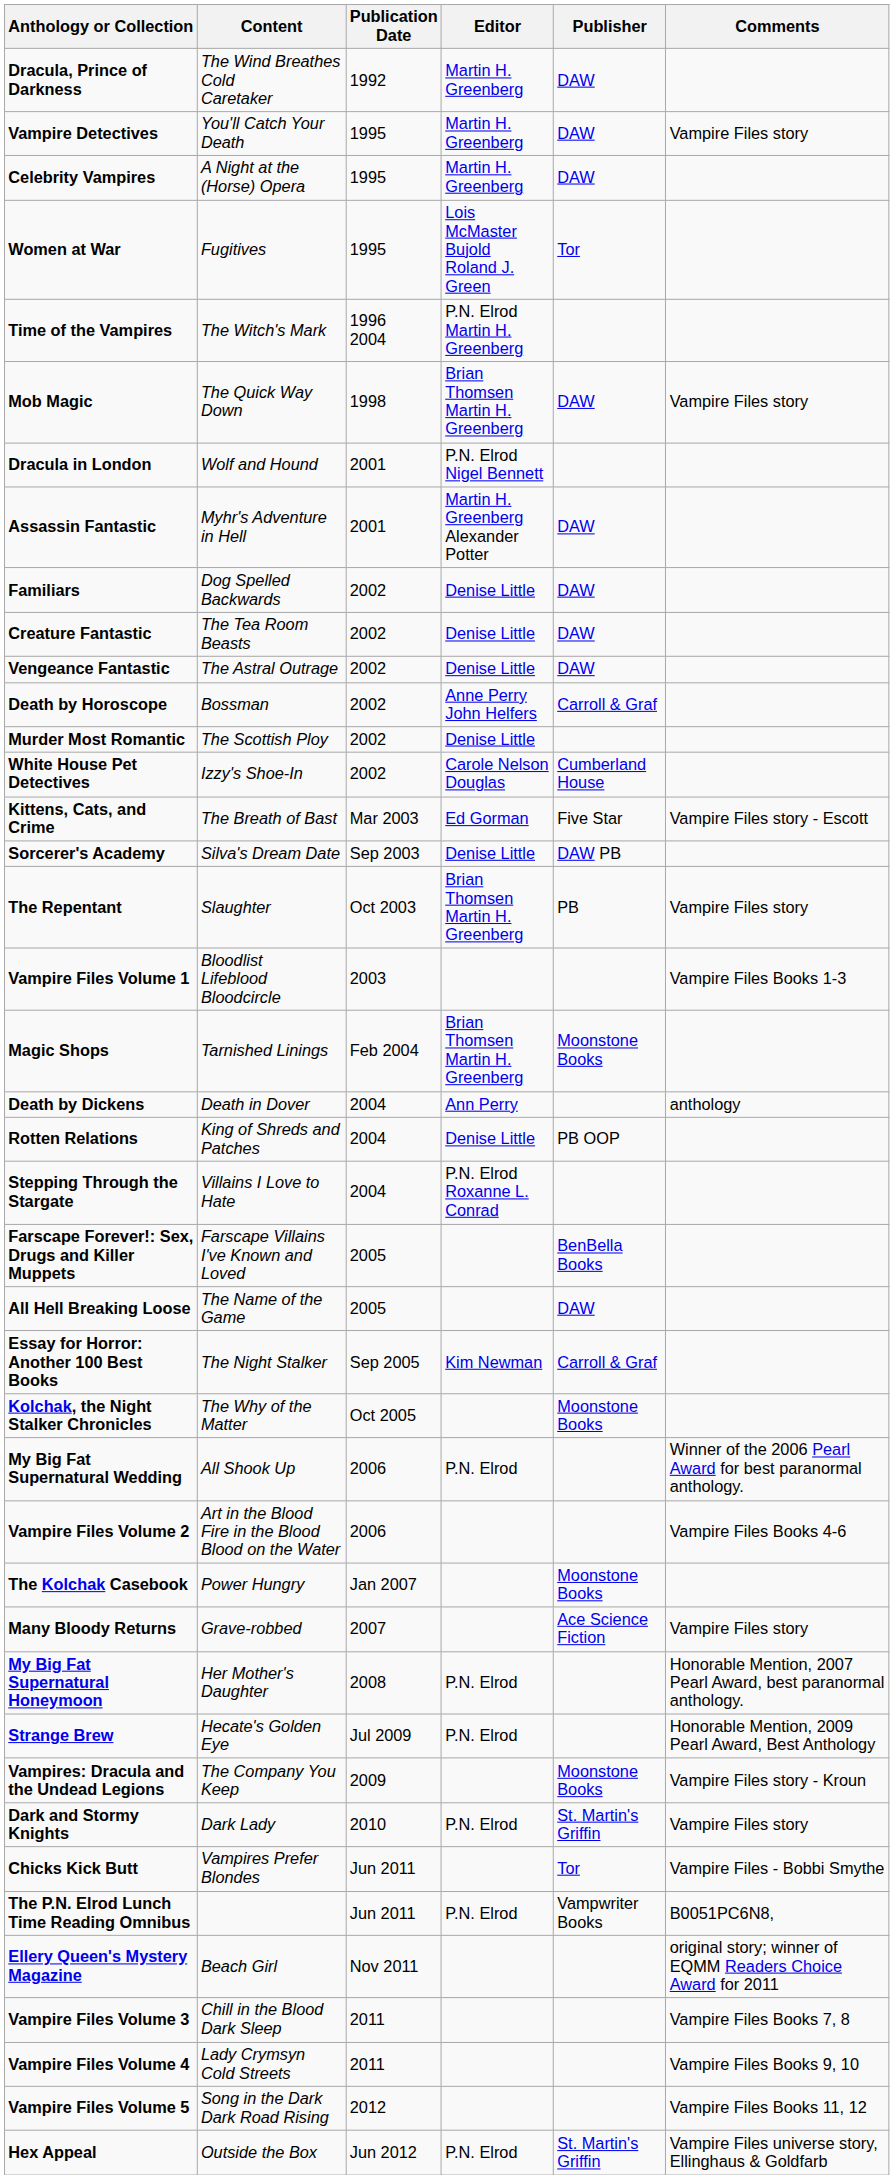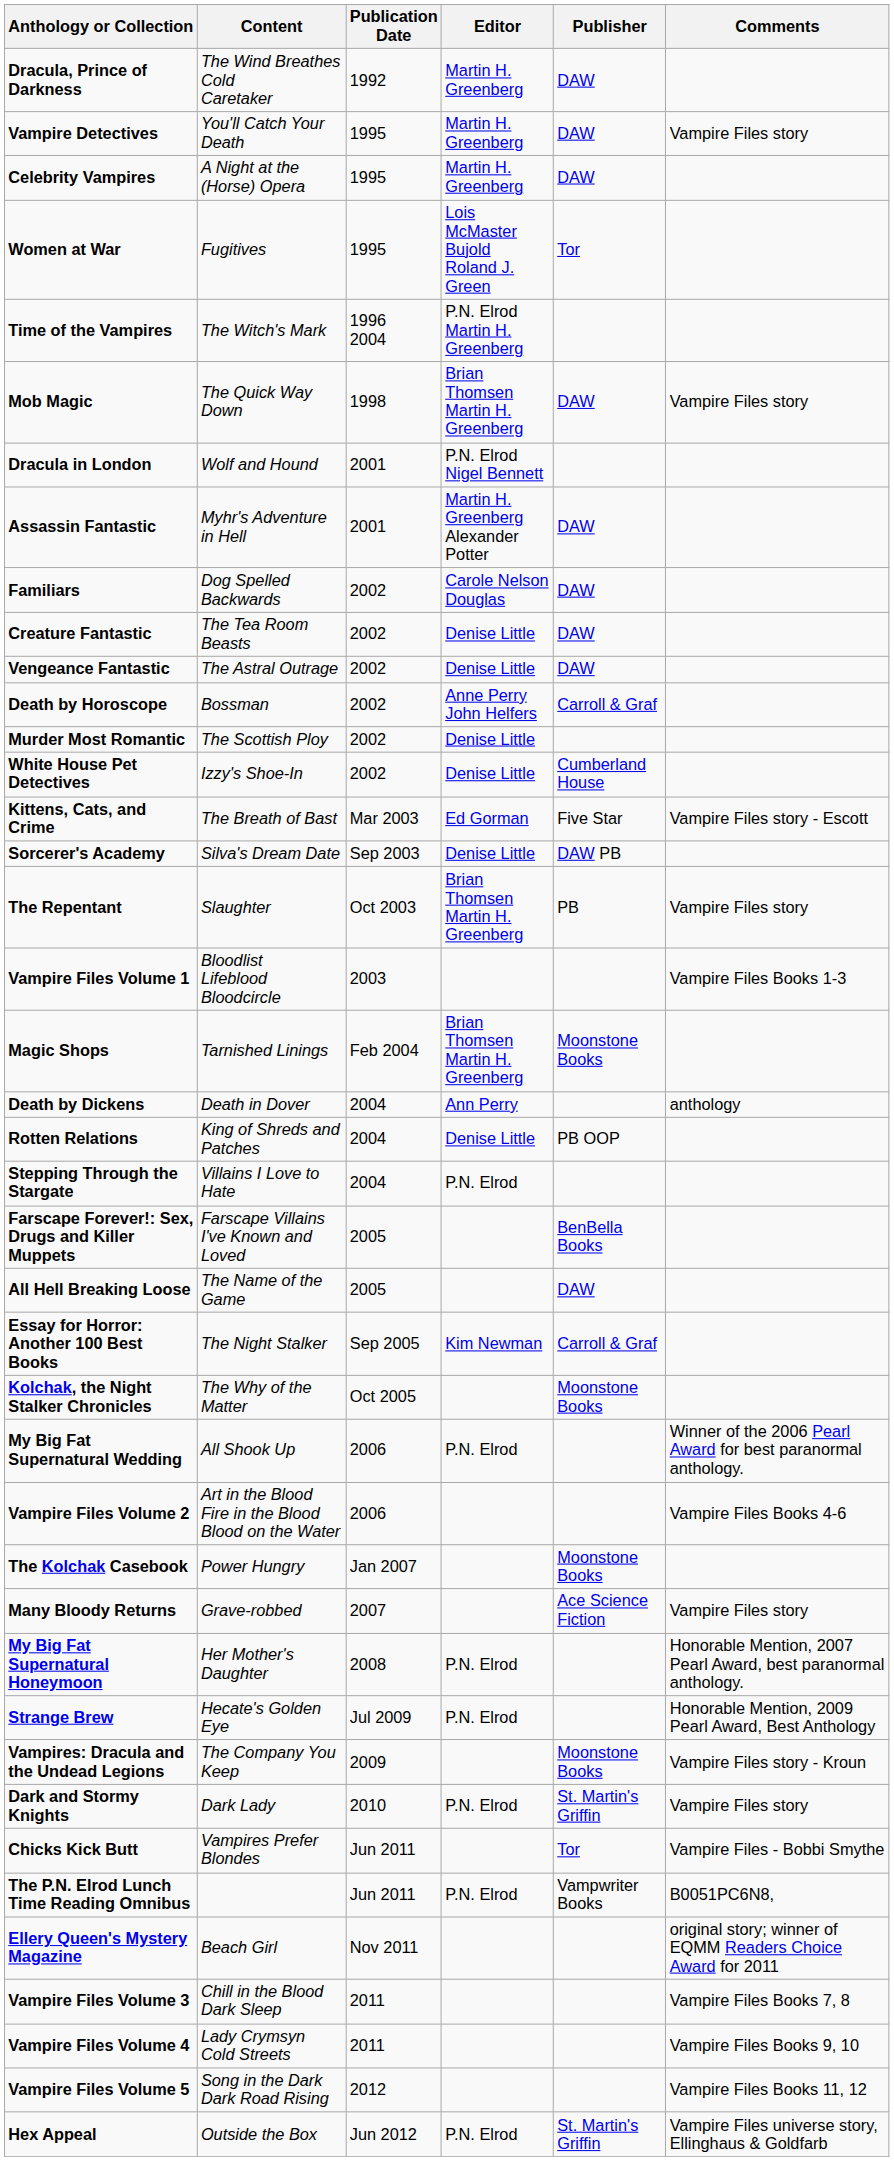(490, 590) Denise Little -> (497, 590) Carole Nelson Douglas
(497, 774) Carole Nelson Douglas -> (490, 774) Denise Little
(487, 1192) P.N. Elrod Roxanne L. Conrad -> (481, 1183) P.N. Elrod
